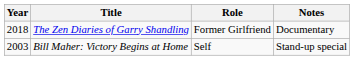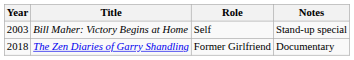rows swapped: (111, 47) <-> (111, 30)
